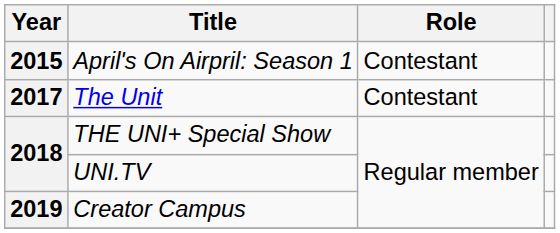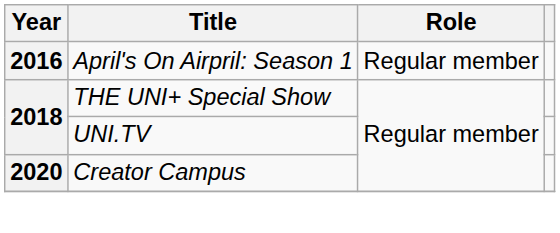(36, 60) 2015 -> (36, 60) 2016
(420, 60) Contestant -> (451, 60) Regular member
- row: (118, 97)
(36, 209) 2019 -> (36, 172) 2020
